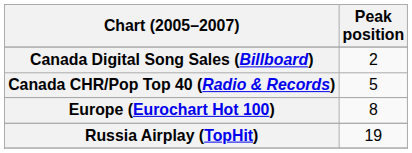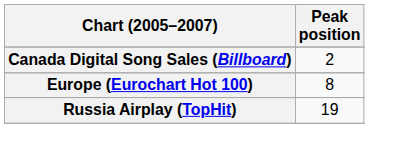- row: (172, 85)
